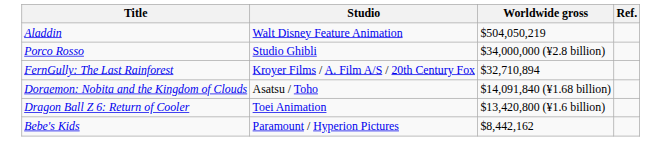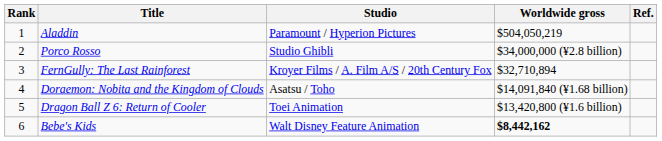+ column: (21, 13)
(328, 32) Walt Disney Feature Animation -> (342, 32) Paramount / Hyperion Pictures
(326, 126) Paramount / Hyperion Pictures -> (344, 126) Walt Disney Feature Animation
(507, 126) normal -> (524, 126) bold
